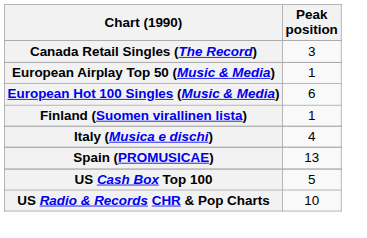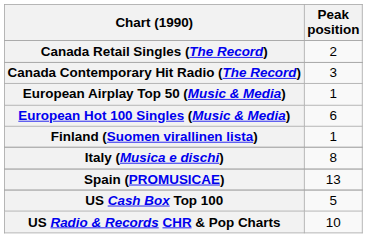(312, 51) 3 -> (333, 51) 2
+ row: (154, 72)
(312, 136) 4 -> (333, 158) 8
